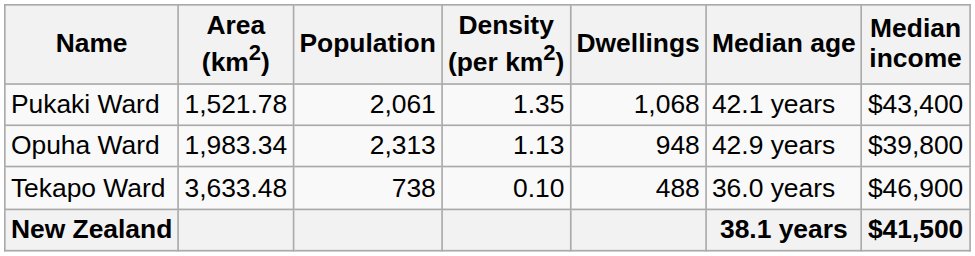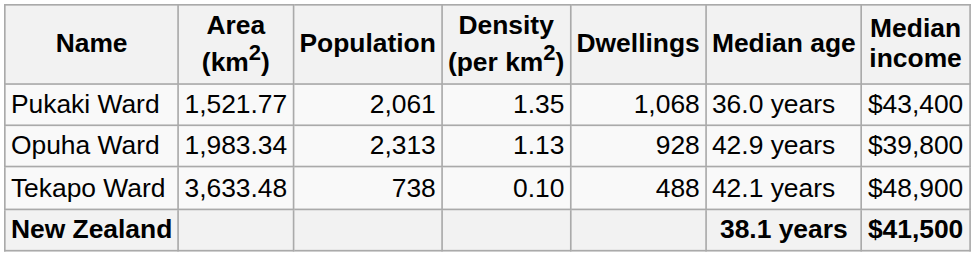(236, 104) 1,521.78 -> (236, 104) 1,521.77
(774, 104) 42.1 years -> (774, 104) 36.0 years
(678, 146) 948 -> (678, 146) 928
(774, 187) 36.0 years -> (774, 187) 42.1 years
(916, 187) $46,900 -> (916, 187) $48,900
